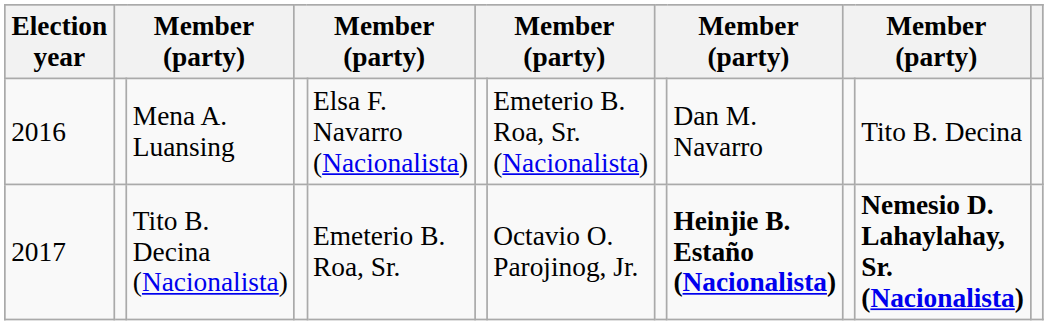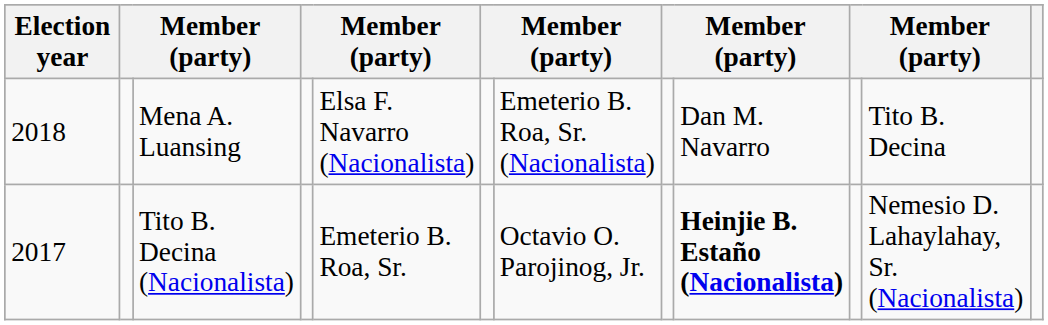(39, 131) 2016 -> (39, 131) 2018
(943, 251) bold -> (946, 251) normal
